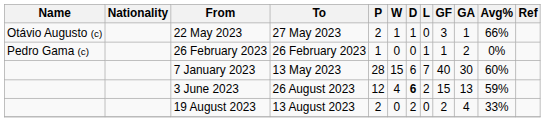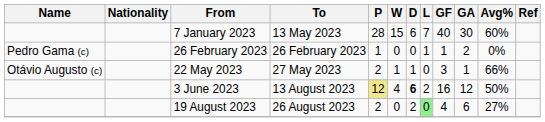rows swapped: (214, 70) <-> (208, 32)
(314, 88) 26 August 2023 -> (314, 88) 13 August 2023
(378, 88) no background -> (378, 88) khaki background
(444, 88) 15 -> (444, 88) 16
(466, 88) 13 -> (466, 88) 12
(497, 88) 59% -> (497, 88) 50%
(314, 107) 13 August 2023 -> (314, 107) 26 August 2023
(426, 107) no background -> (426, 107) lightgreen background
(444, 107) 2 -> (444, 107) 4
(466, 107) 4 -> (466, 107) 6
(497, 107) 33% -> (497, 107) 27%
